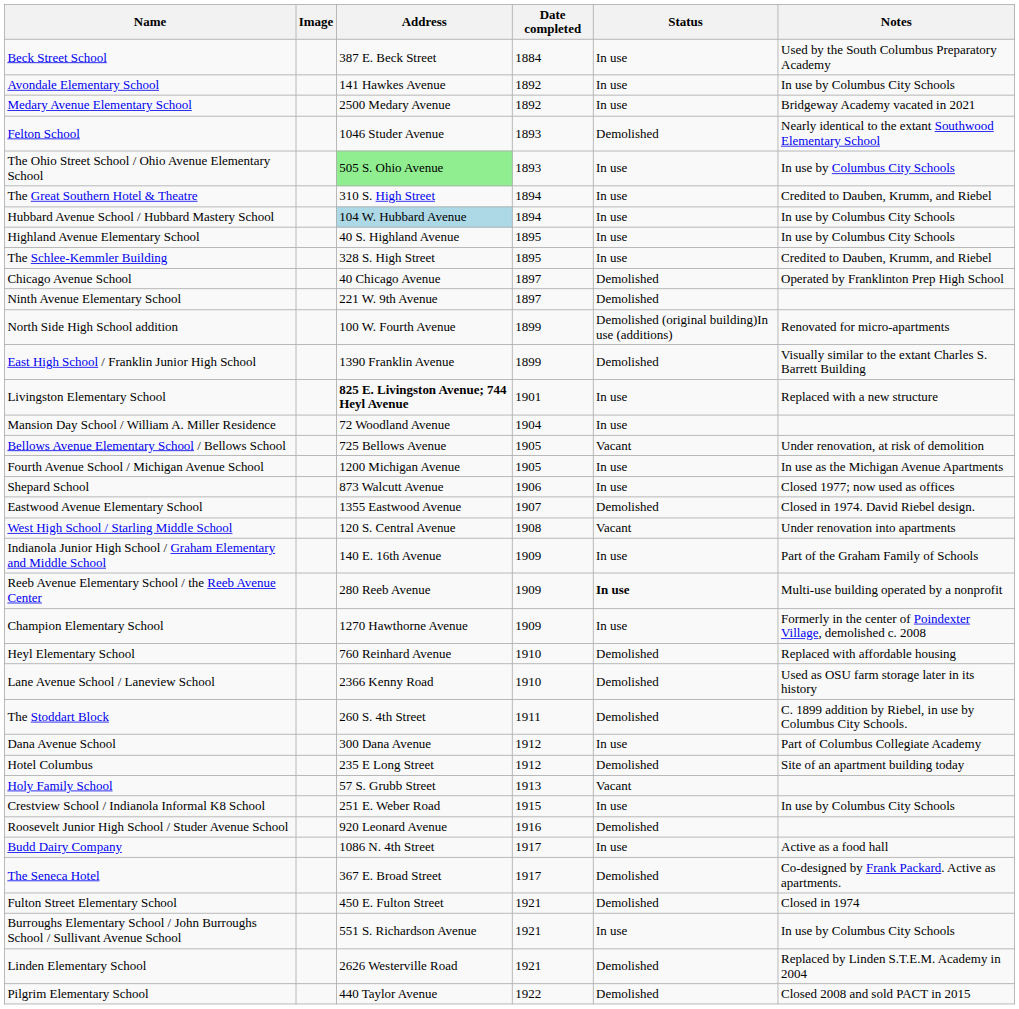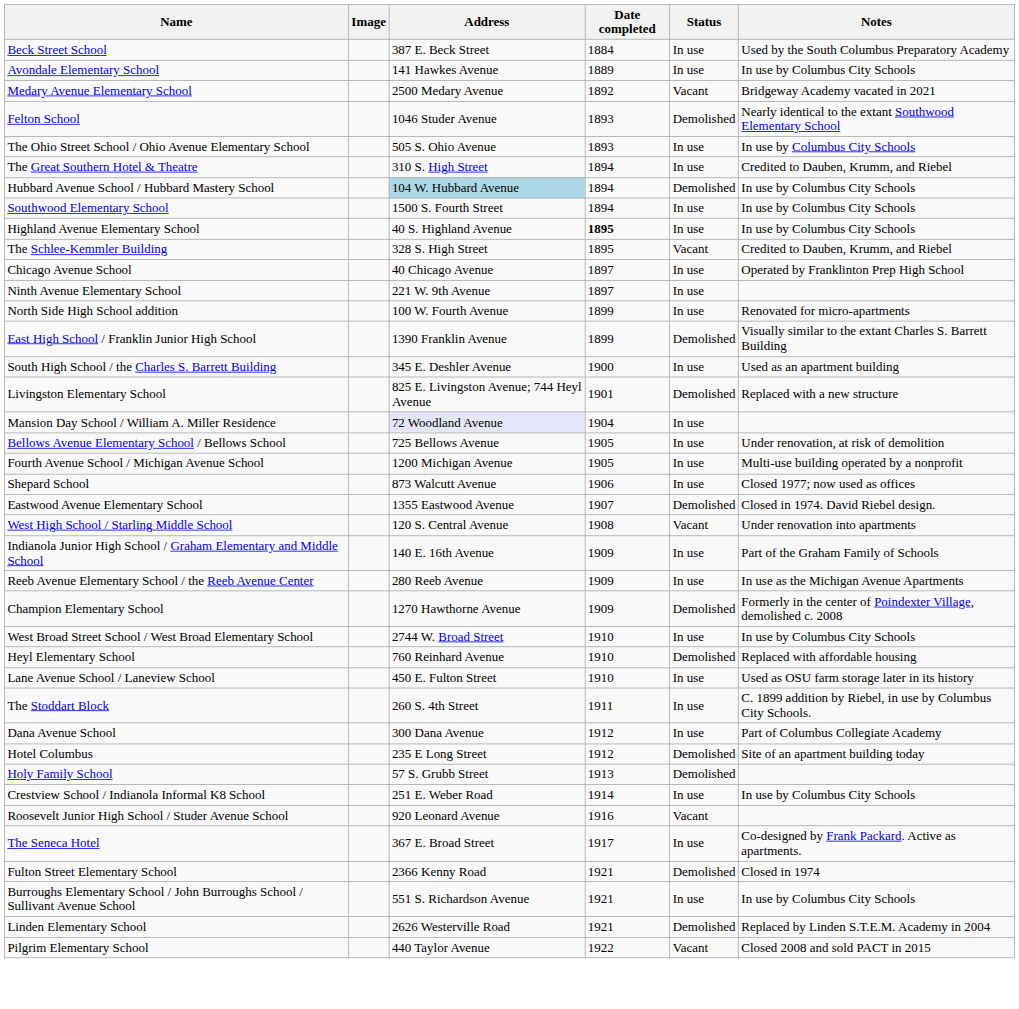(528, 85) 1892 -> (601, 70) 1889
(612, 105) In use -> (690, 91) Vacant
(391, 168) lightgreen background -> (444, 146) no background
(612, 216) In use -> (704, 187) Demolished
+ row: (88, 208)
(528, 237) normal -> (601, 228) bold
(612, 258) In use -> (690, 249) Vacant
(627, 278) Demolished -> (688, 270) In use
(627, 299) Demolished -> (688, 290) In use
(682, 327) Demolished (original building)In use (additions) -> (688, 311) In use
+ row: (142, 366)
(423, 397) bold -> (487, 394) normal
(612, 397) In use -> (704, 394) Demolished
(395, 425) no background -> (447, 422) lavender background
(614, 445) Vacant -> (688, 443) In use
(892, 466) In use as the Michigan Avenue Apartments -> (852, 463) Multi-use building operated by a nonprofit
(613, 590) bold -> (688, 580) normal
(892, 590) Multi-use building operated by a nonprofit -> (852, 580) In use as the Michigan Avenue Apartments
(612, 626) In use -> (704, 608) Demolished
+ row: (160, 636)
(386, 681) 2366 Kenny Road -> (444, 677) 450 E. Fulton Street
(627, 681) Demolished -> (688, 677) In use
(627, 716) Demolished -> (688, 705) In use
(614, 785) Vacant -> (704, 774) Demolished
(528, 806) 1915 -> (601, 795) 1914
(627, 826) Demolished -> (690, 815) Vacant
- row: (65, 847)
(627, 875) Demolished -> (688, 843) In use
(391, 903) 450 E. Fulton Street -> (439, 871) 2366 Kenny Road
(627, 993) Demolished -> (690, 947) Vacant
